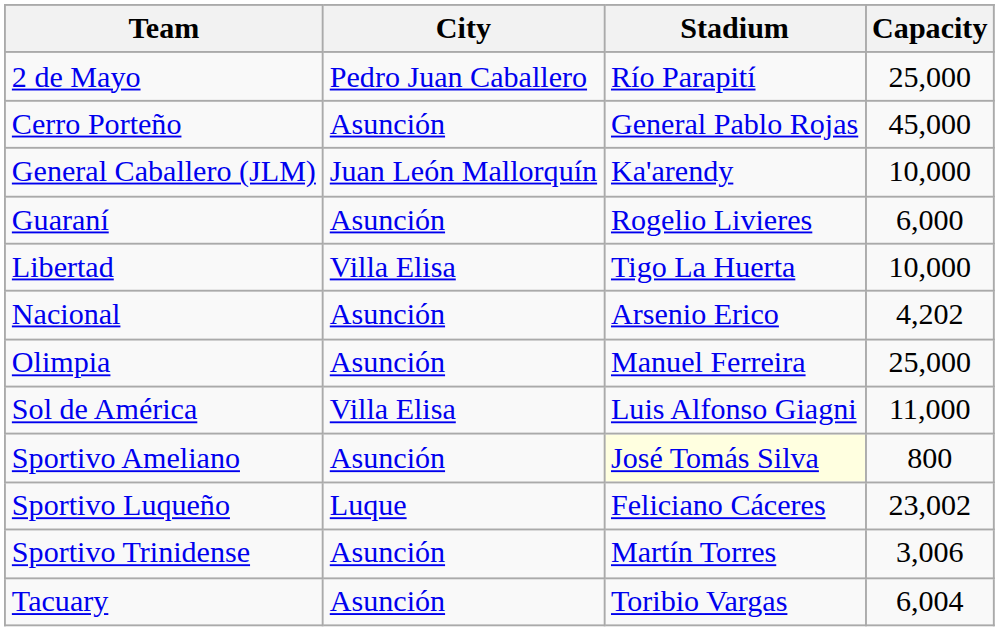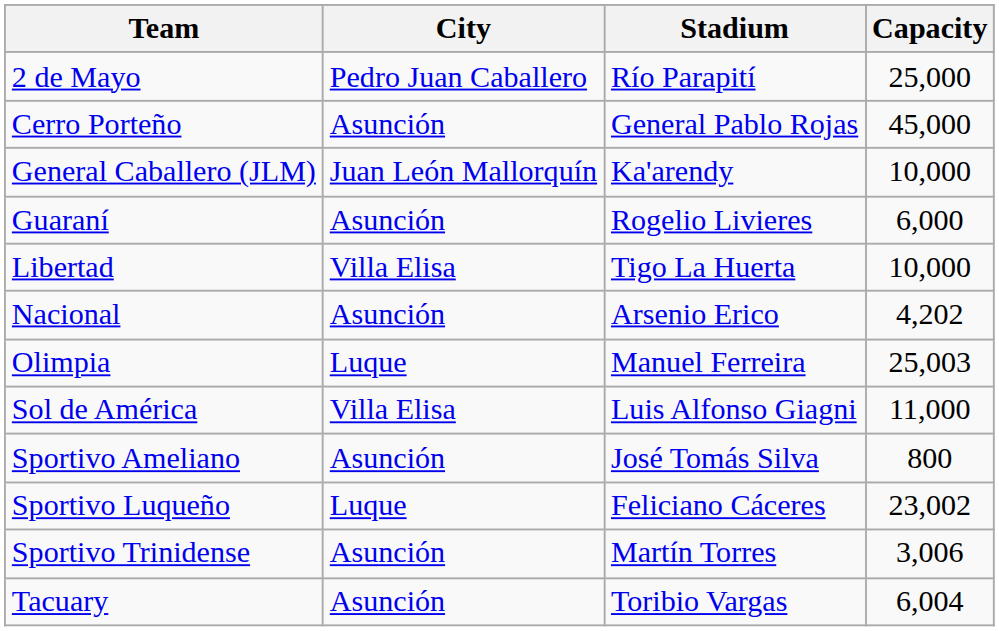(387, 362) Asunción -> (368, 362) Luque
(930, 362) 25,000 -> (930, 362) 25,003
(715, 457) lightyellow background -> (715, 457) no background
